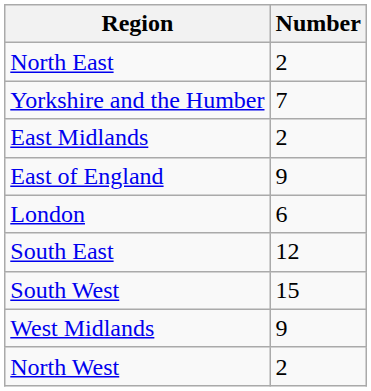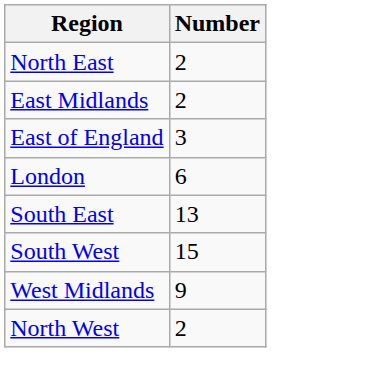- row: (137, 99)
(282, 175) 9 -> (181, 137) 3
(288, 251) 12 -> (187, 213) 13
